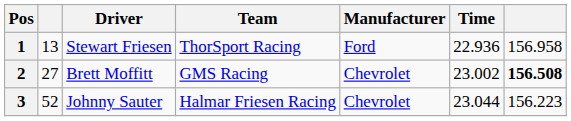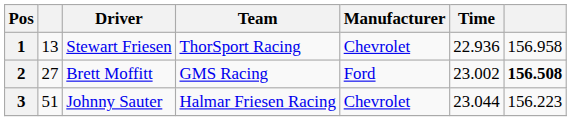(360, 46) Ford -> (377, 46) Chevrolet
(377, 74) Chevrolet -> (360, 74) Ford
(50, 102) 52 -> (50, 102) 51
